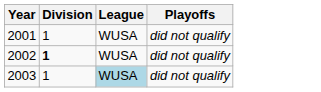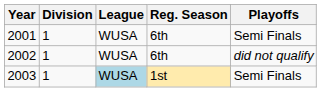+ column: (189, 14)
(190, 35) did not qualify -> (268, 35) Semi Finals
(46, 55) bold -> (46, 55) normal
(190, 76) did not qualify -> (268, 76) Semi Finals
